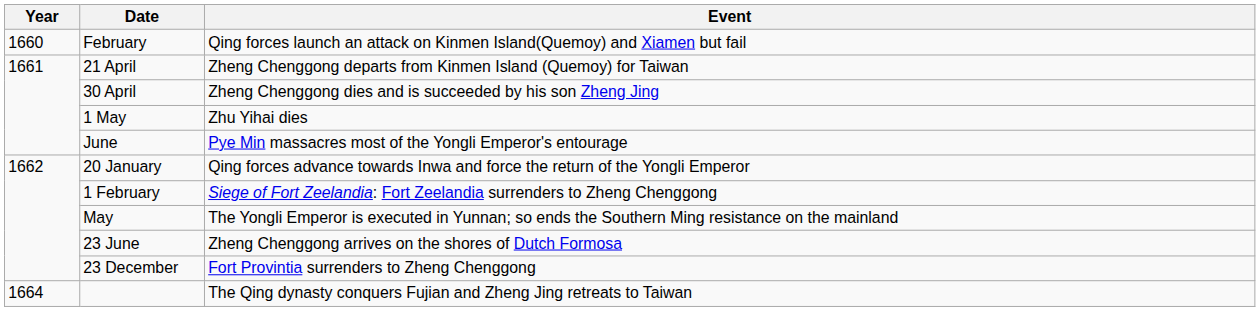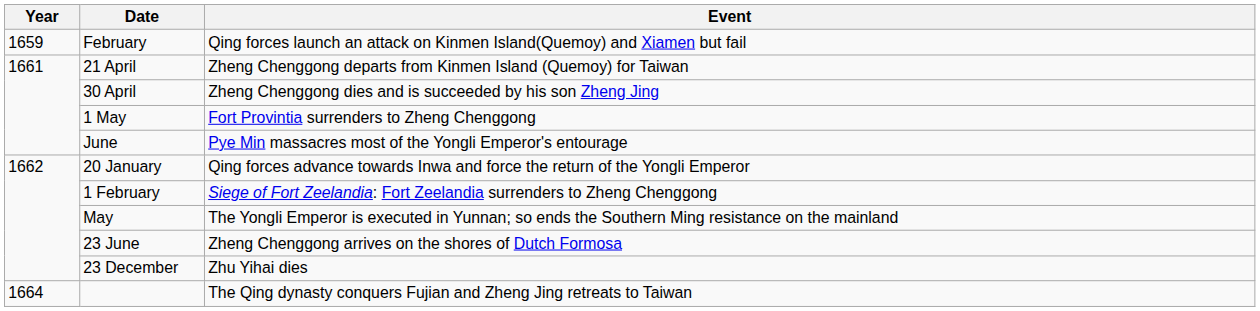(26, 42) 1660 -> (26, 42) 1659
(258, 117) Zhu Yihai dies -> (372, 117) Fort Provintia surrenders to Zheng Chenggong
(372, 268) Fort Provintia surrenders to Zheng Chenggong -> (258, 268) Zhu Yihai dies
